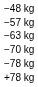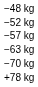+ row: (19, 22)
- row: (19, 64)
